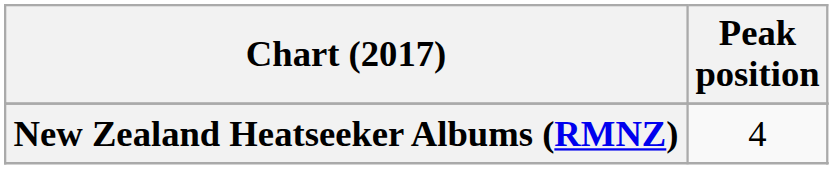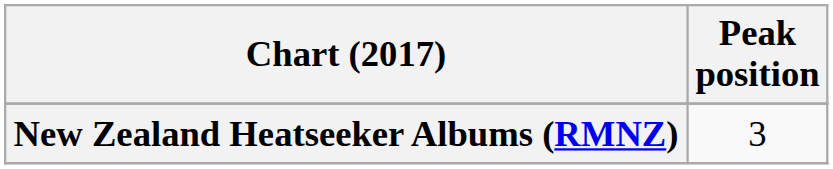(758, 132) 4 -> (758, 132) 3
